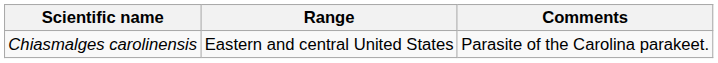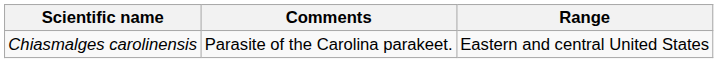columns swapped: (329, 17) <-> (585, 17)
